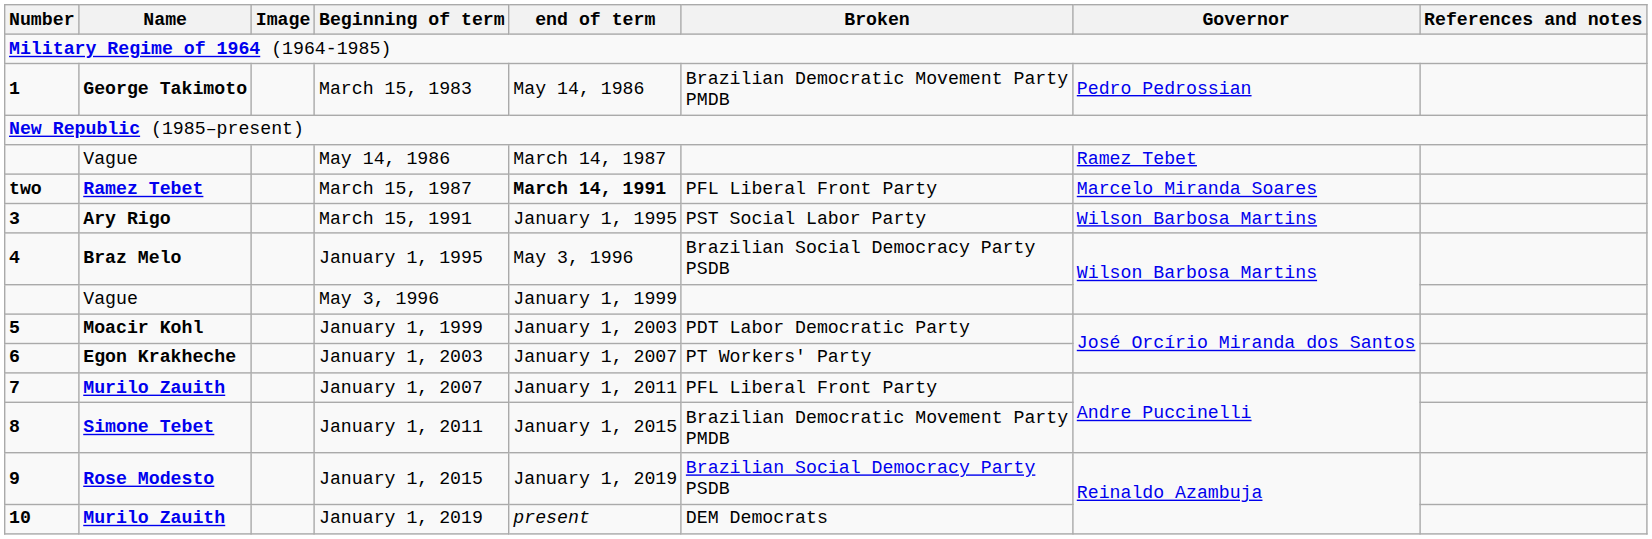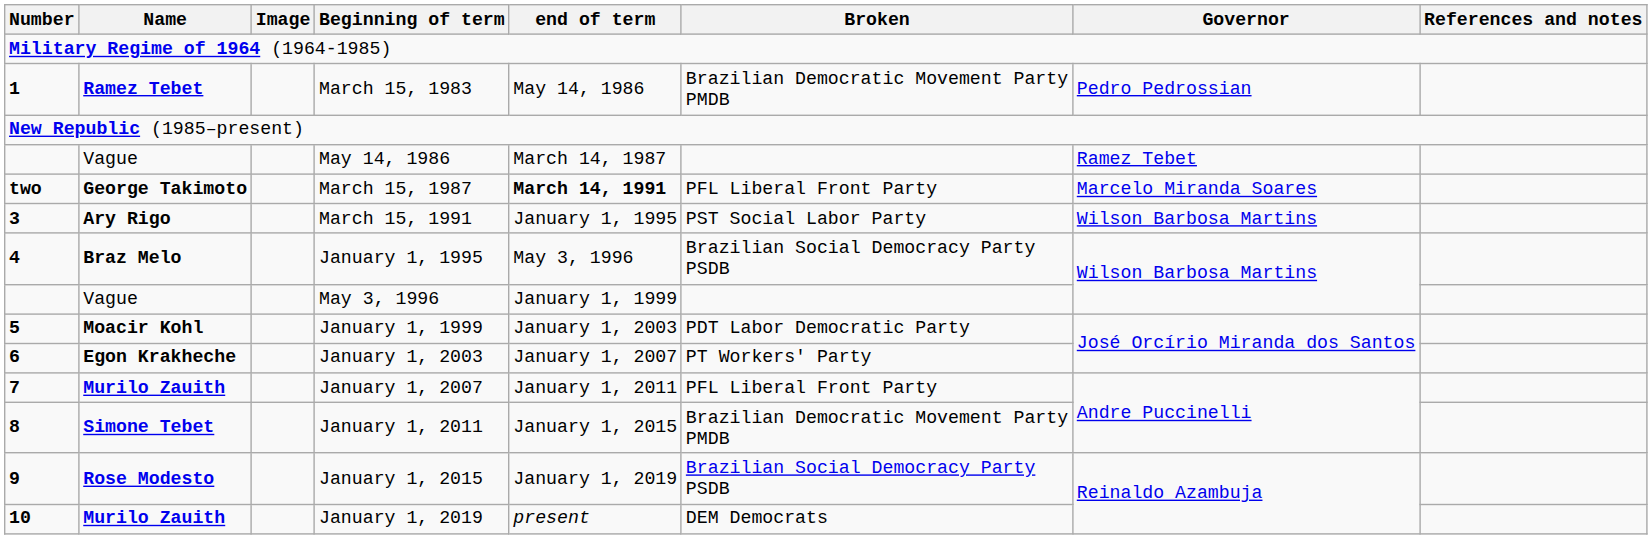(165, 89) George Takimoto -> (143, 89) Ramez Tebet
(143, 189) Ramez Tebet -> (165, 189) George Takimoto
